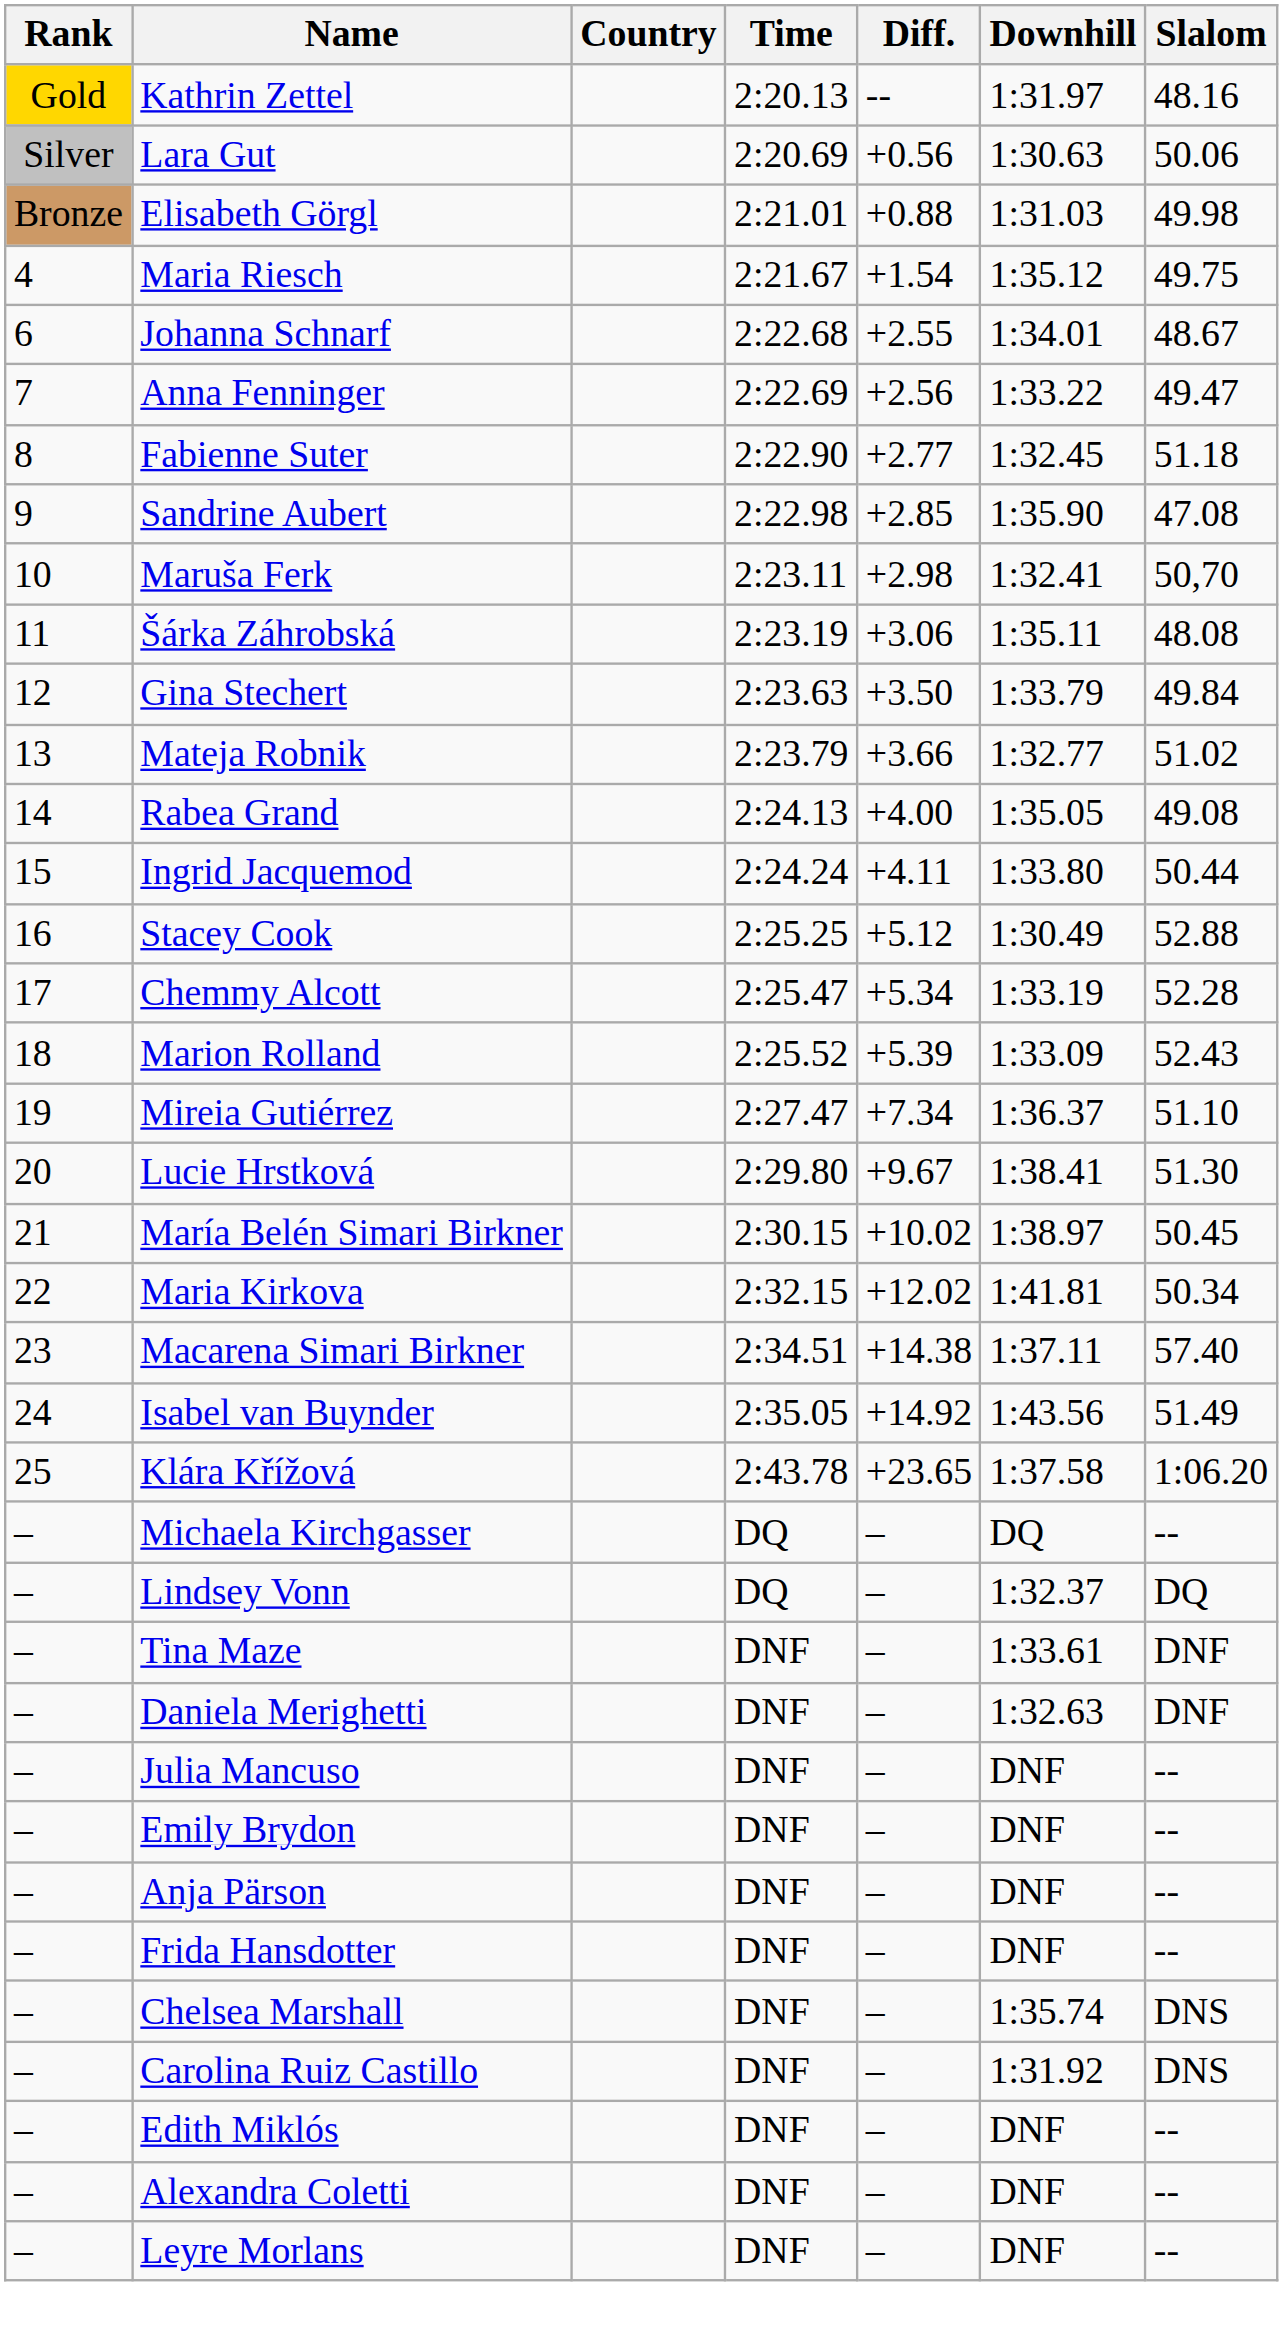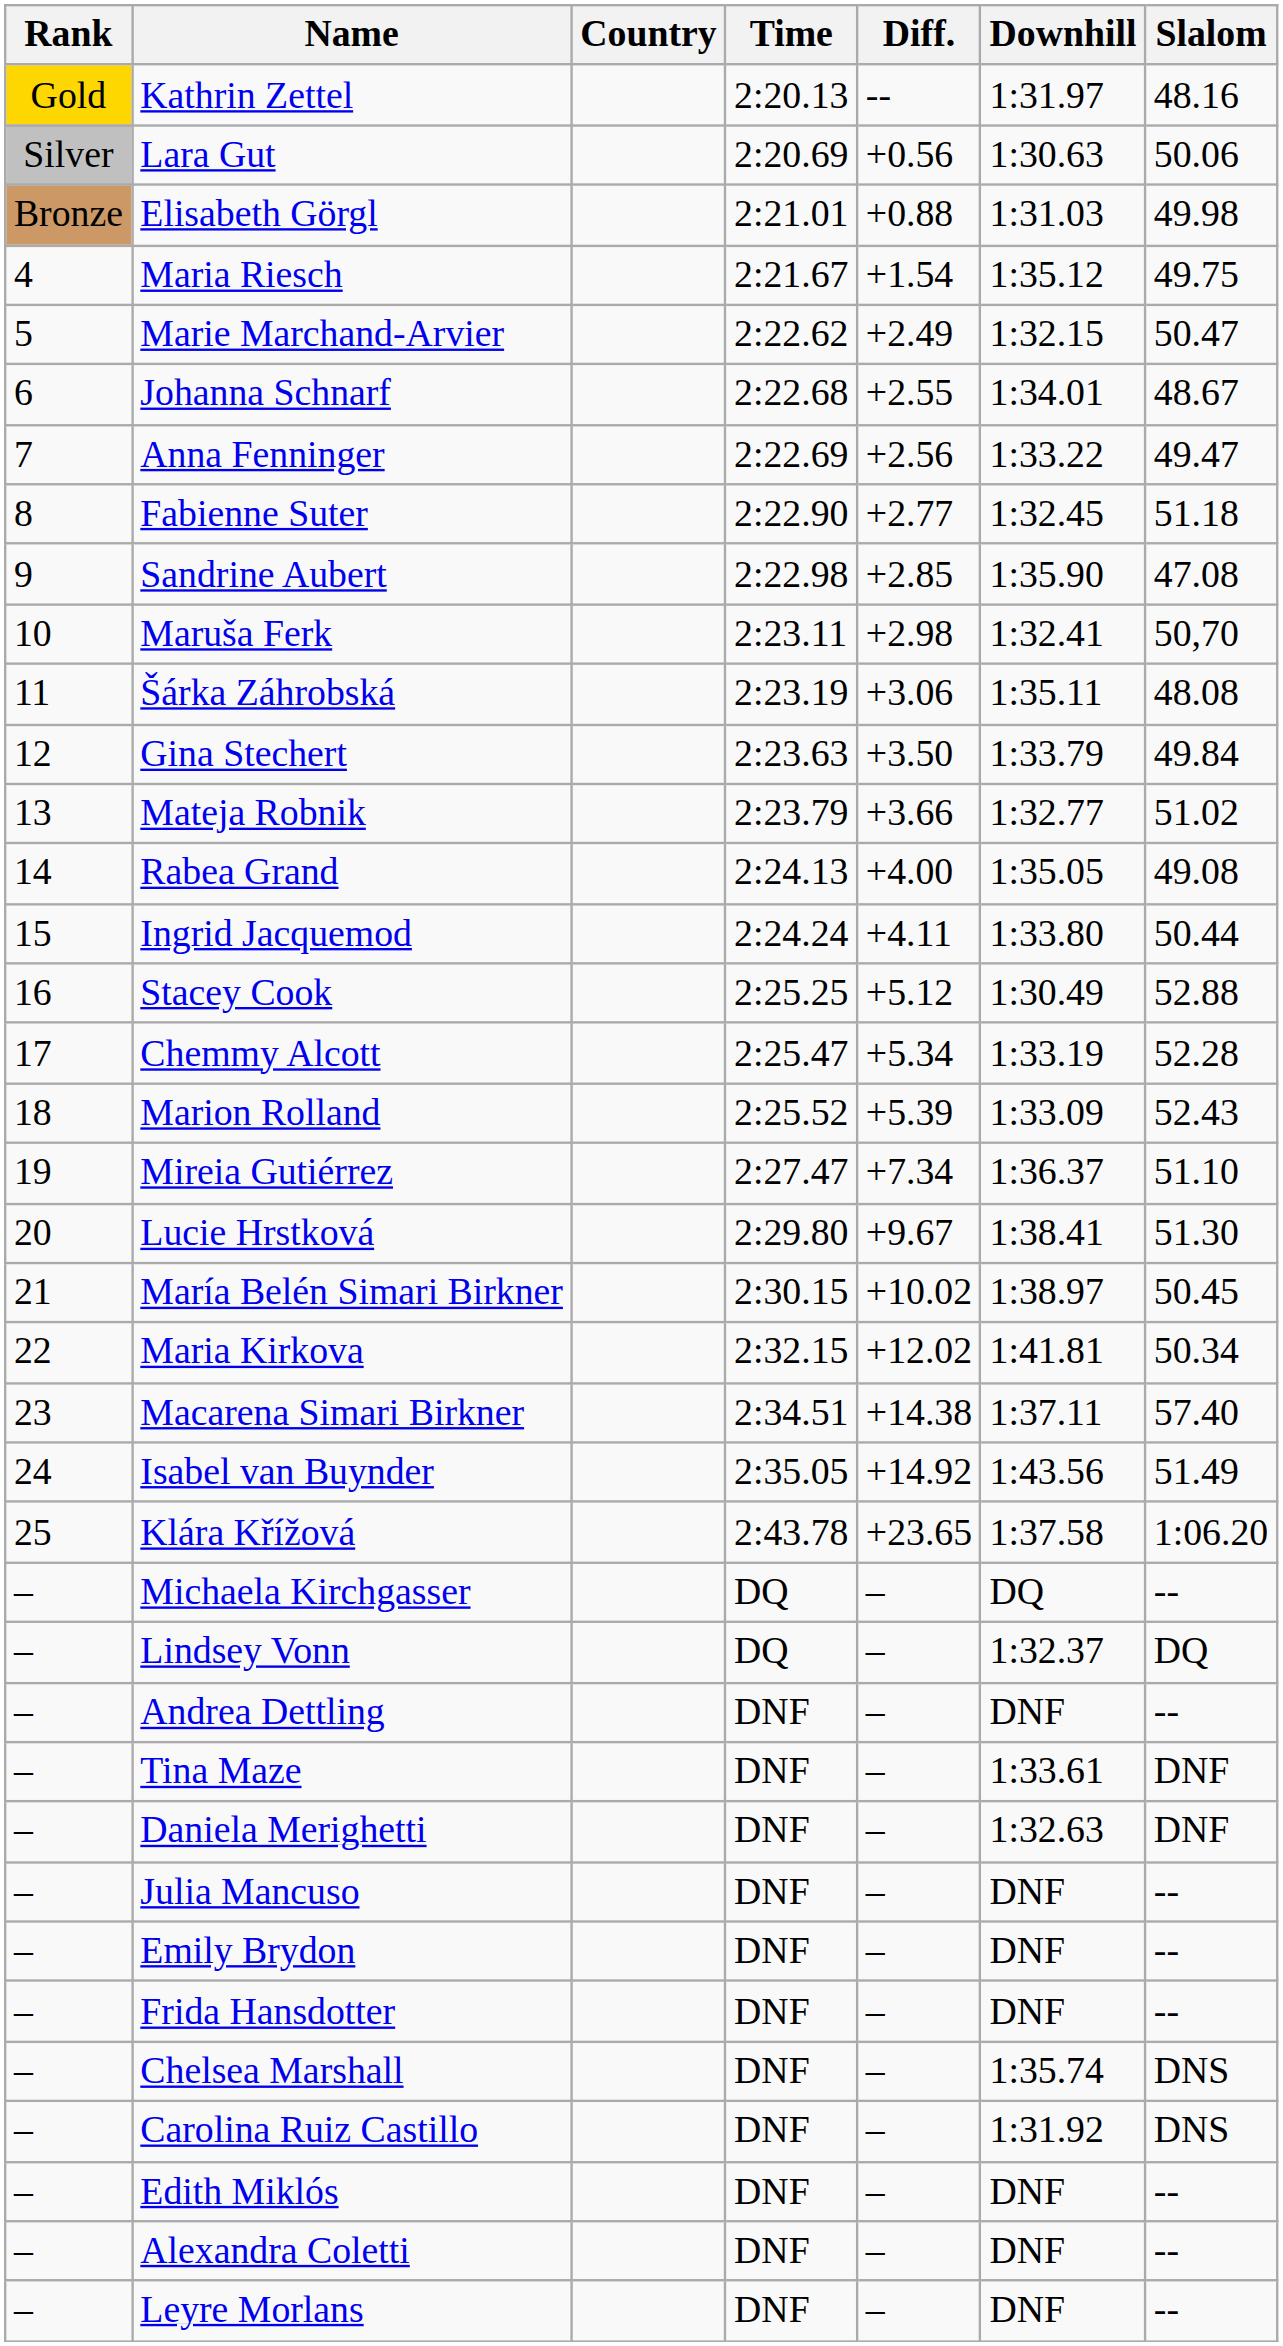+ row: (322, 333)
+ row: (262, 1711)
- row: (233, 1890)
